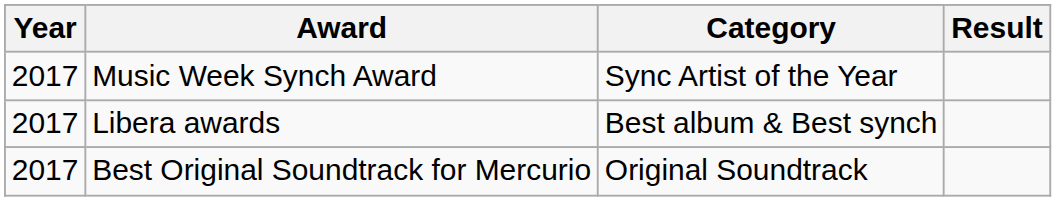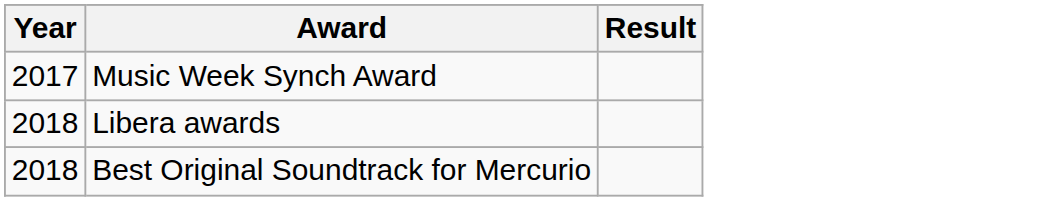- column: (771, 28)
(45, 123) 2017 -> (45, 123) 2018
(45, 170) 2017 -> (45, 170) 2018
